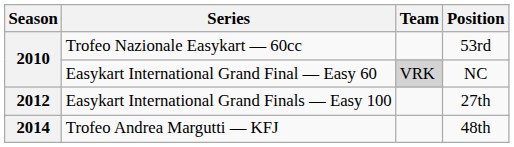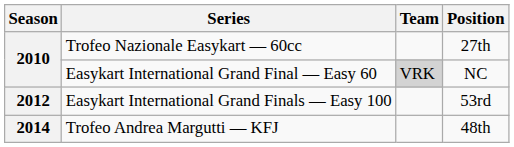(476, 45) 53rd -> (476, 45) 27th
(476, 100) 27th -> (476, 100) 53rd
